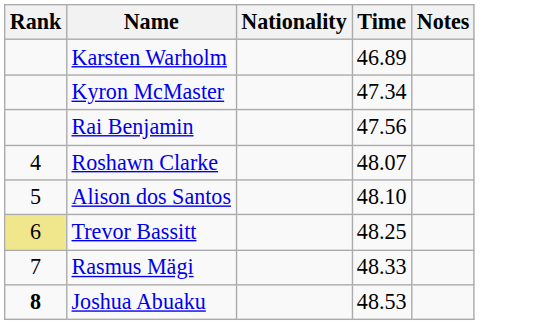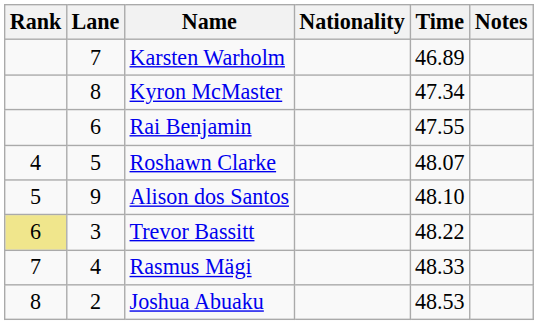+ column: (95, 22)
(382, 127) 47.56 -> (440, 127) 47.55
(382, 232) 48.25 -> (440, 232) 48.22
(36, 302) bold -> (36, 302) normal
